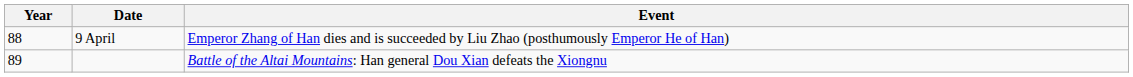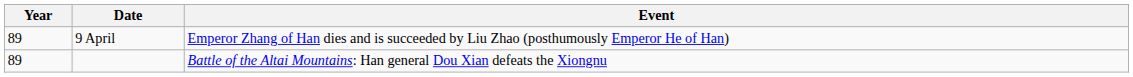(15, 38) 88 -> (15, 38) 89
